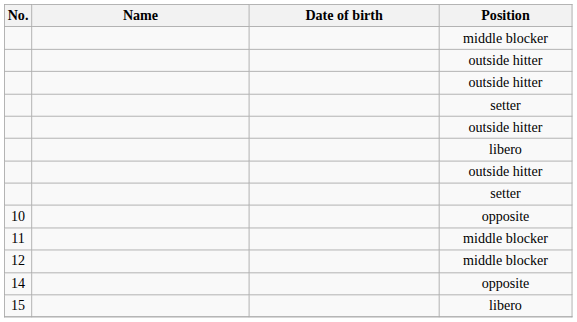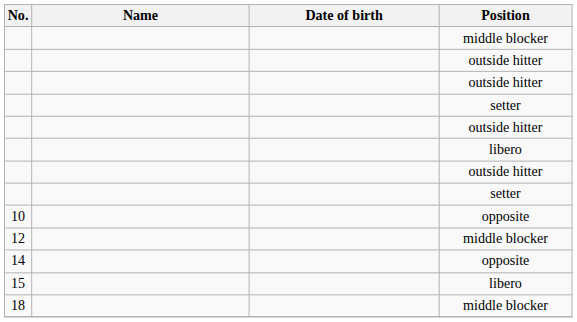- row: (18, 238)
+ row: (18, 305)
